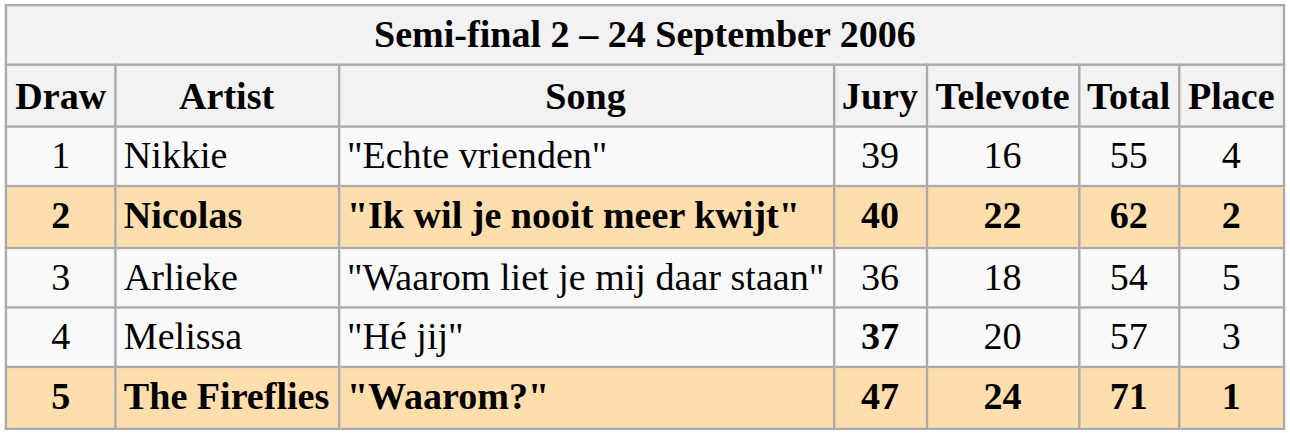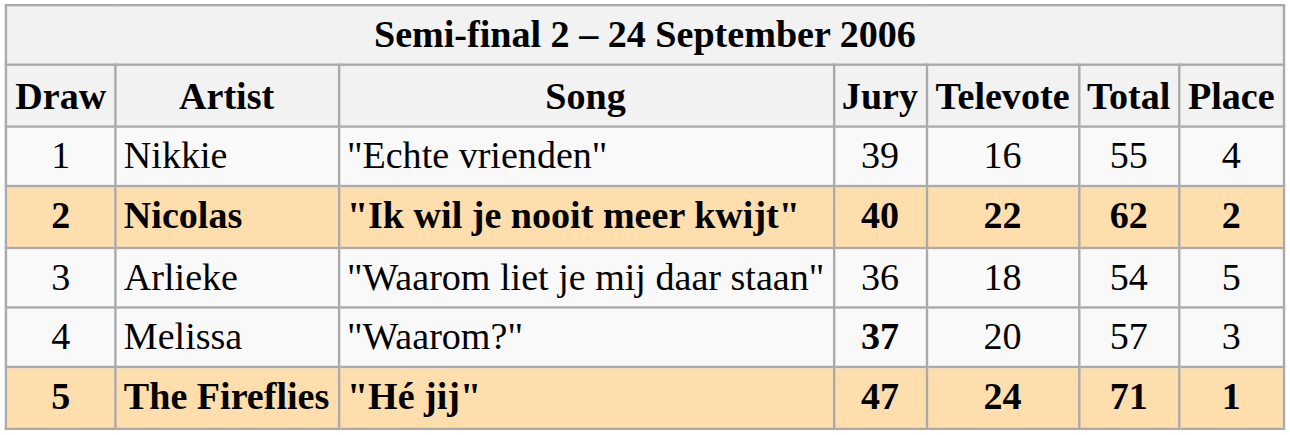(405, 336) "Hé jij" -> (435, 336) "Waarom?"
(448, 397) "Waarom?" -> (414, 397) "Hé jij"
